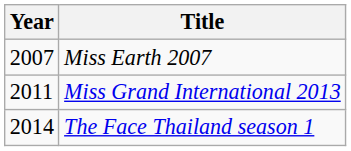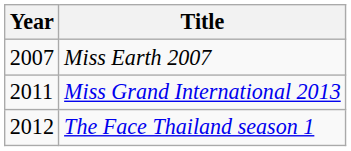(32, 127) 2014 -> (32, 127) 2012
